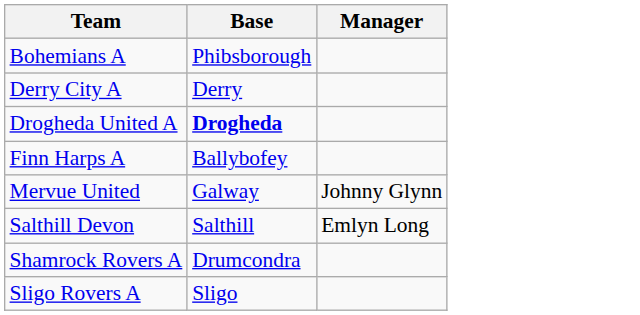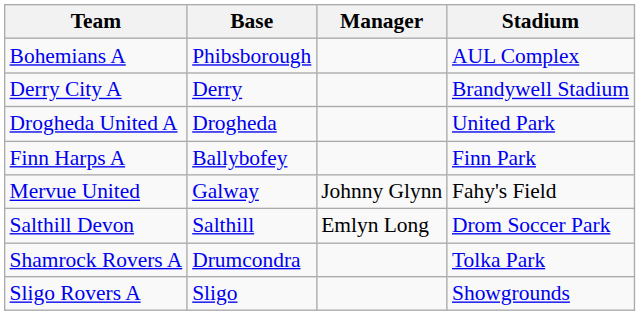+ column: (540, 21)
(237, 123) bold -> (234, 123) normal
